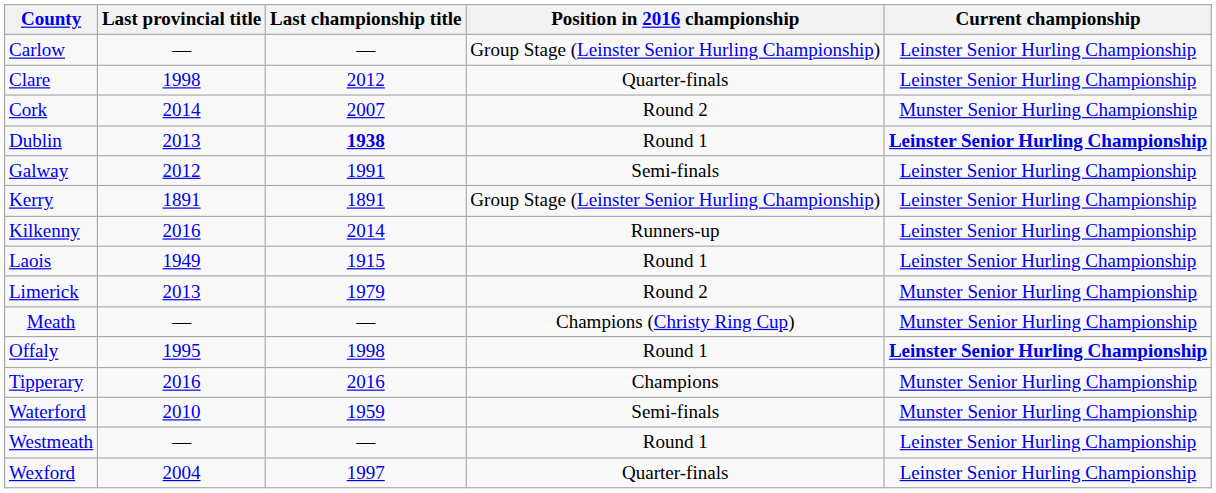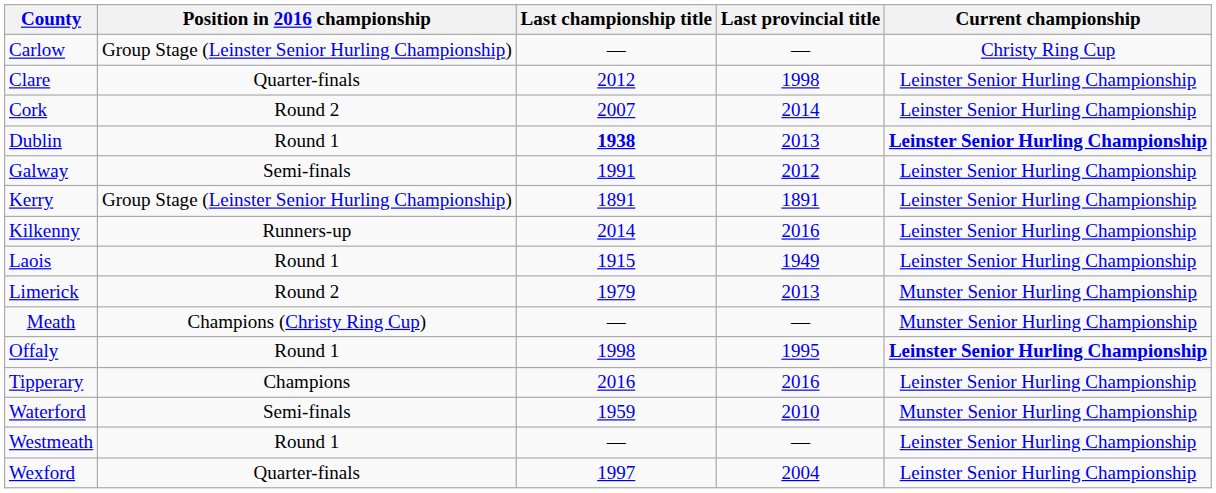columns swapped: (182, 19) <-> (675, 19)
(1048, 49) Leinster Senior Hurling Championship -> (1048, 49) Christy Ring Cup
(1048, 110) Munster Senior Hurling Championship -> (1048, 110) Leinster Senior Hurling Championship
(1048, 381) Munster Senior Hurling Championship -> (1048, 381) Leinster Senior Hurling Championship
